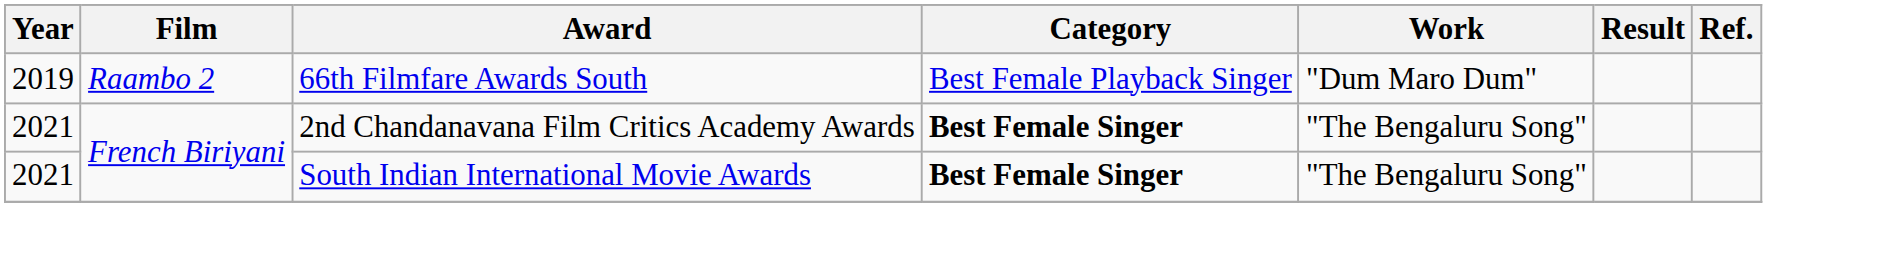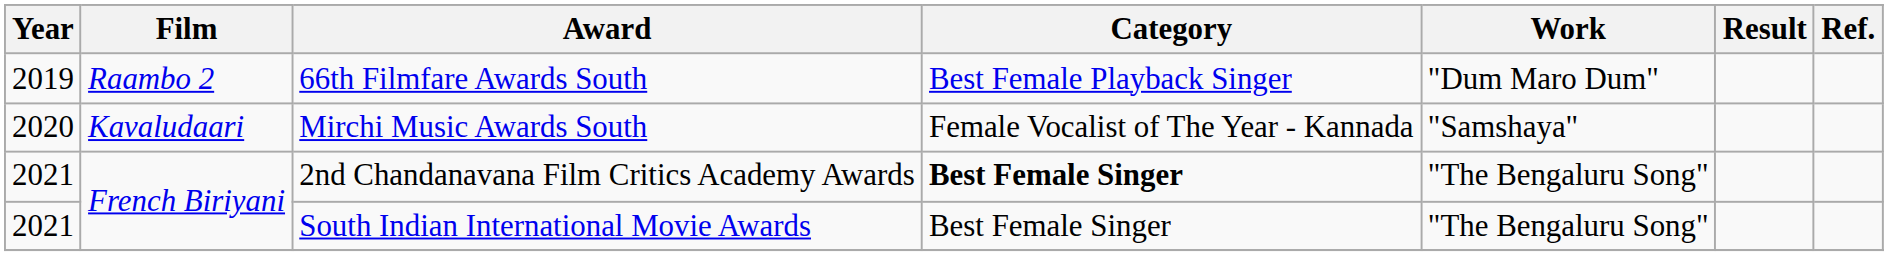+ row: (473, 126)
(1056, 175) bold -> (1050, 224) normal
